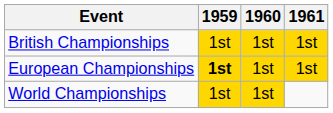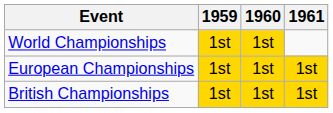rows swapped: (87, 94) <-> (89, 42)
(220, 68) bold -> (220, 68) normal
